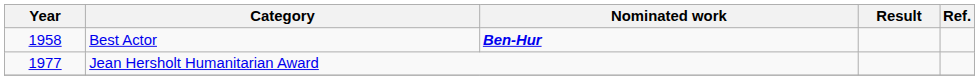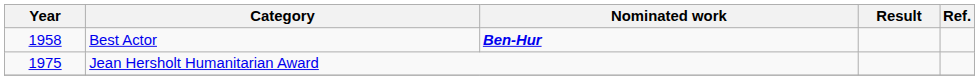(45, 63) 1977 -> (45, 63) 1975
